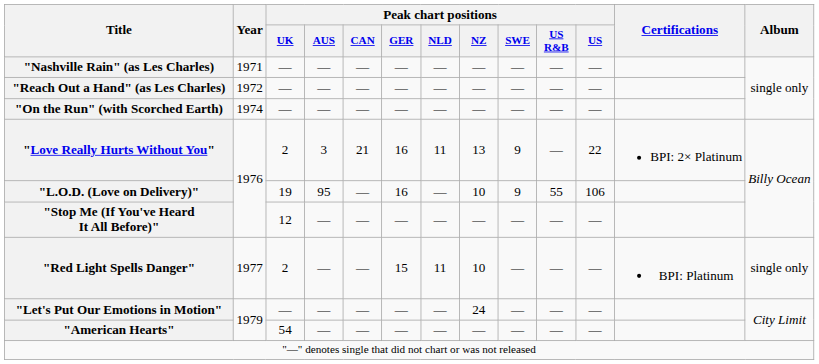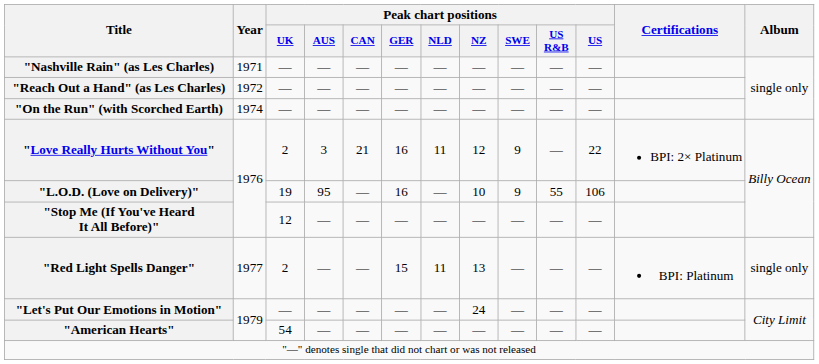(479, 150) 13 -> (479, 150) 12
(479, 268) 10 -> (479, 268) 13
